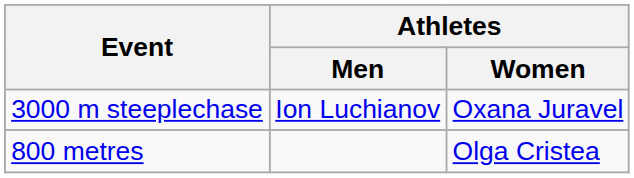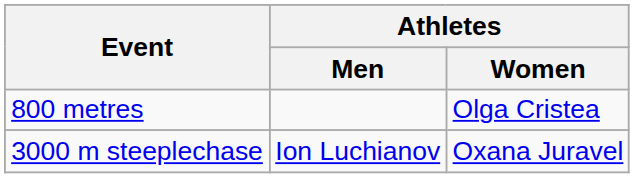rows swapped: (77, 152) <-> (137, 110)
